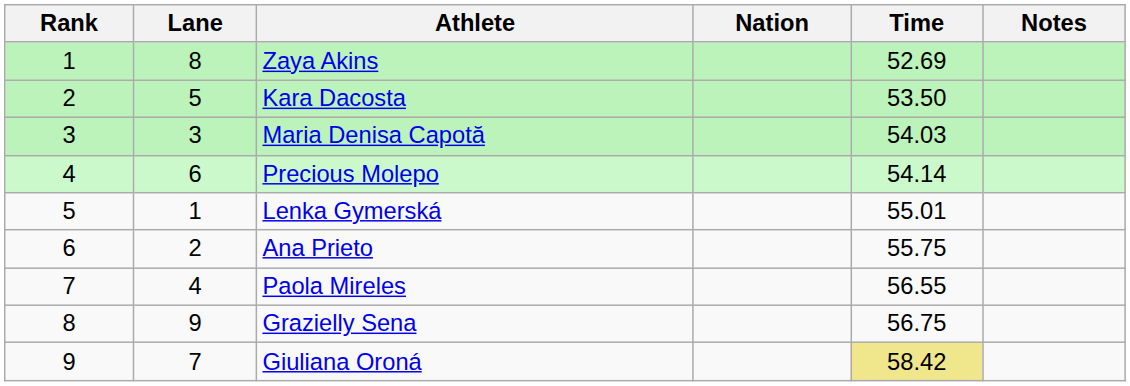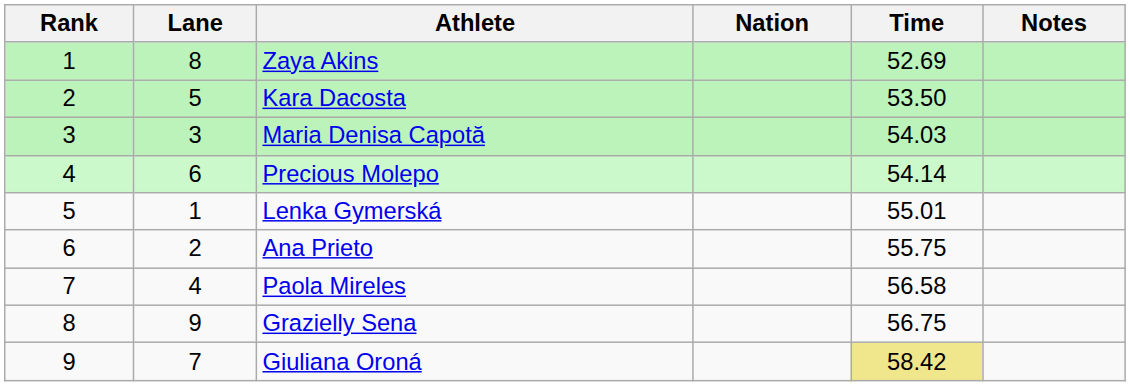(917, 286) 56.55 -> (917, 286) 56.58
